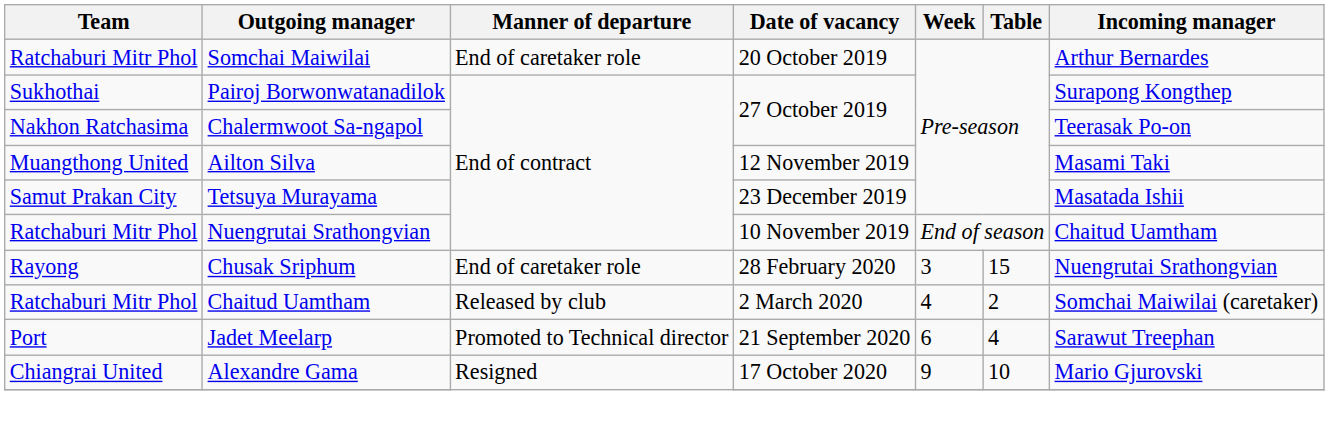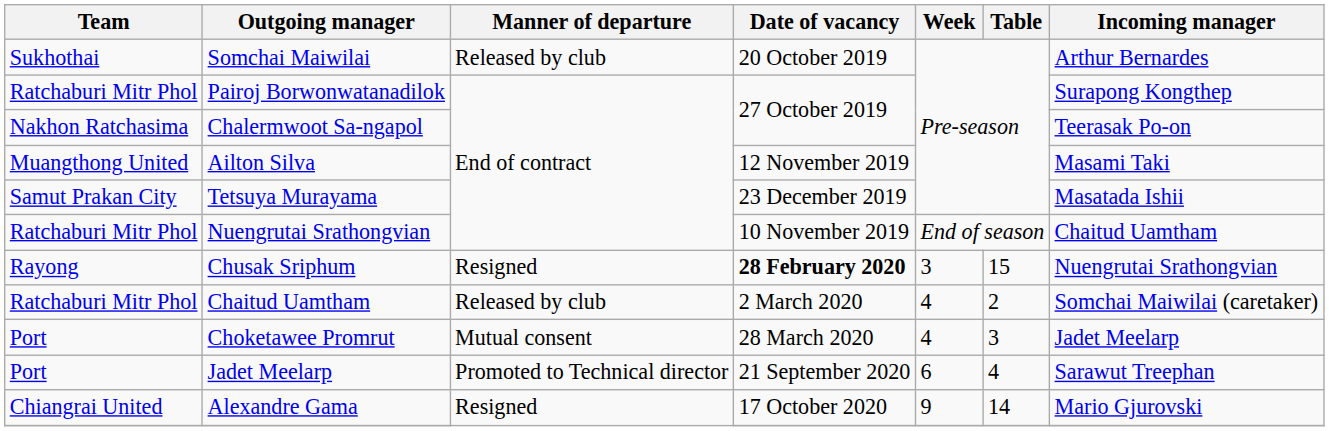(104, 57) Ratchaburi Mitr Phol -> (55, 57) Sukhothai
(548, 57) End of caretaker role -> (531, 57) Released by club
(55, 92) Sukhothai -> (104, 92) Ratchaburi Mitr Phol
(548, 267) End of caretaker role -> (496, 267) Resigned
(817, 267) normal -> (822, 267) bold
+ row: (301, 337)
(999, 372) 10 -> (999, 407) 14
